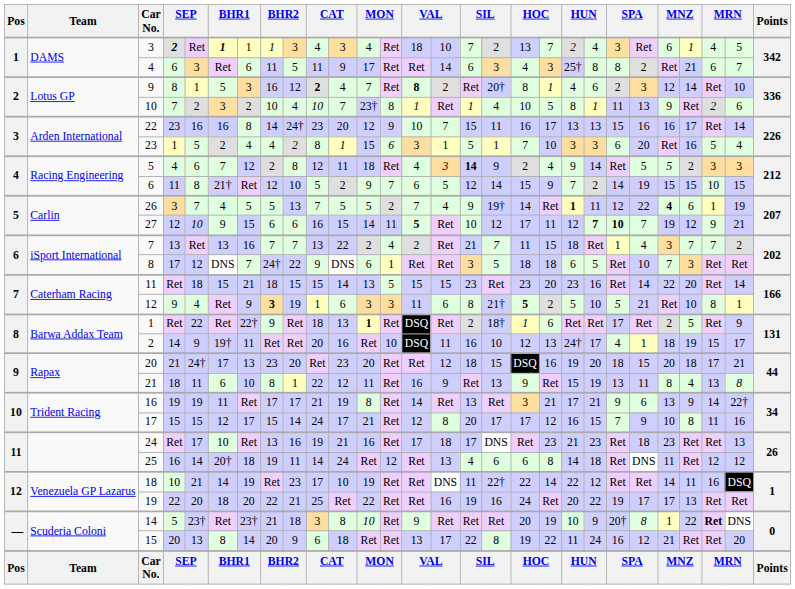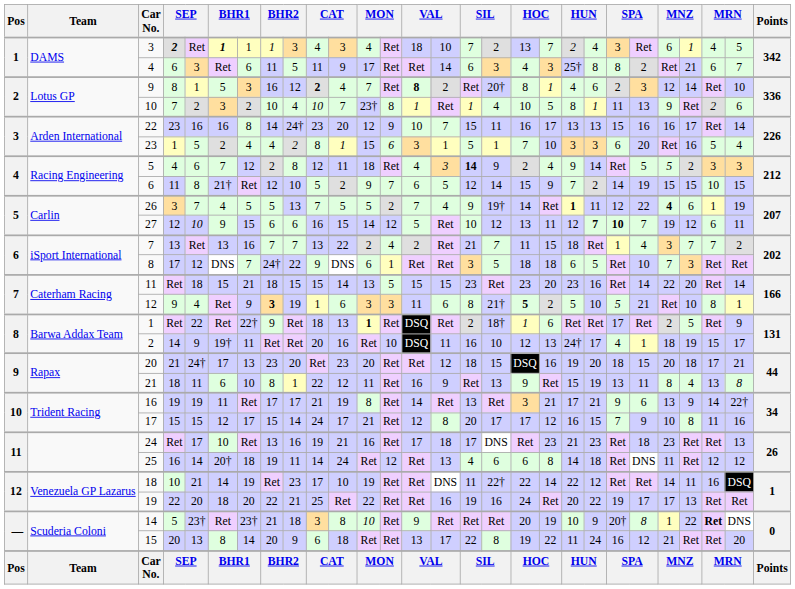(391, 224) 11 -> (391, 224) 12
(416, 224) bold -> (416, 224) normal
(525, 224) 17 -> (525, 224) 13
(713, 224) 9 -> (713, 224) 6
(739, 224) 21 -> (739, 224) 11
